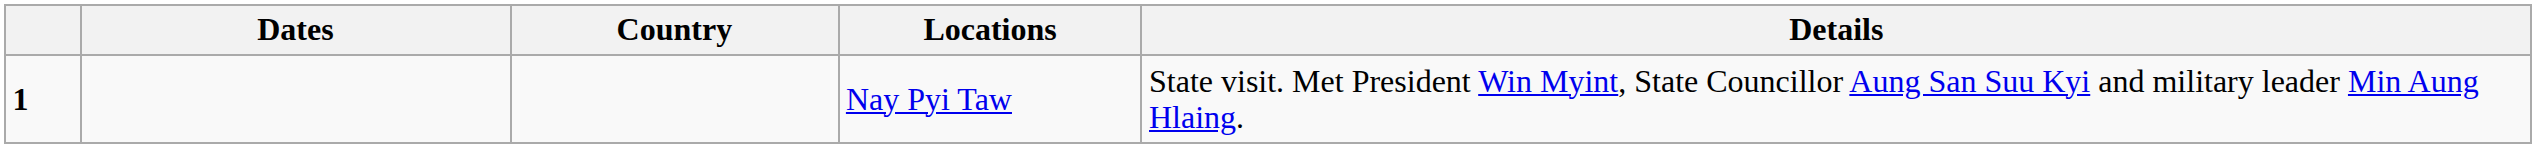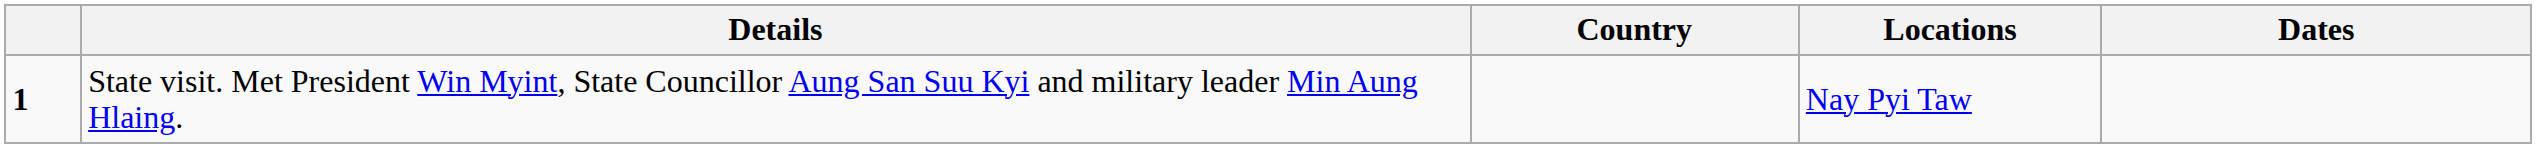columns swapped: (295, 29) <-> (1836, 29)
